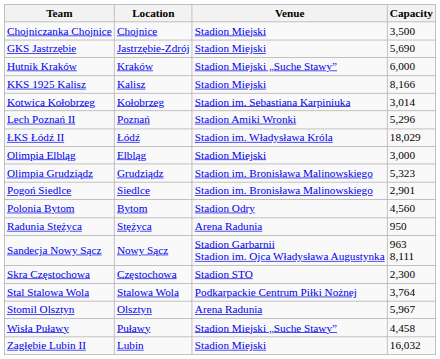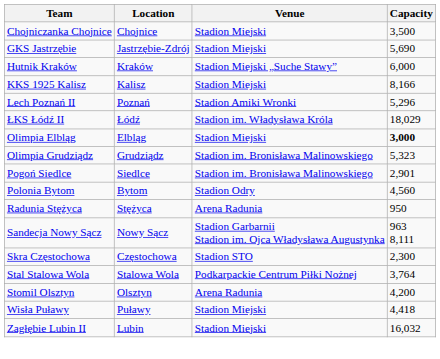- row: (51, 102)
(402, 155) normal -> (402, 137) bold
(402, 310) 5,967 -> (402, 292) 4,200
(266, 327) Stadion Miejski „Suche Stawy” -> (230, 310) Stadion Miejski
(402, 327) 4,458 -> (402, 310) 4,418
